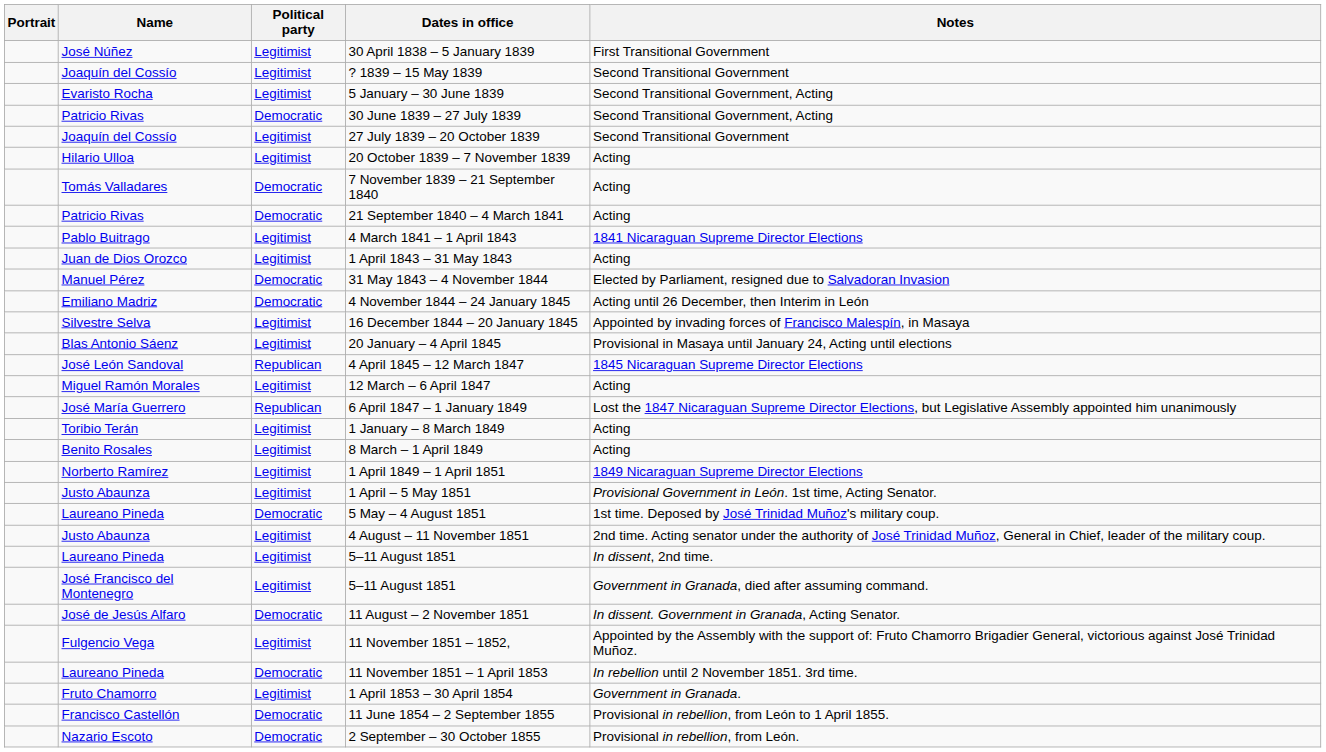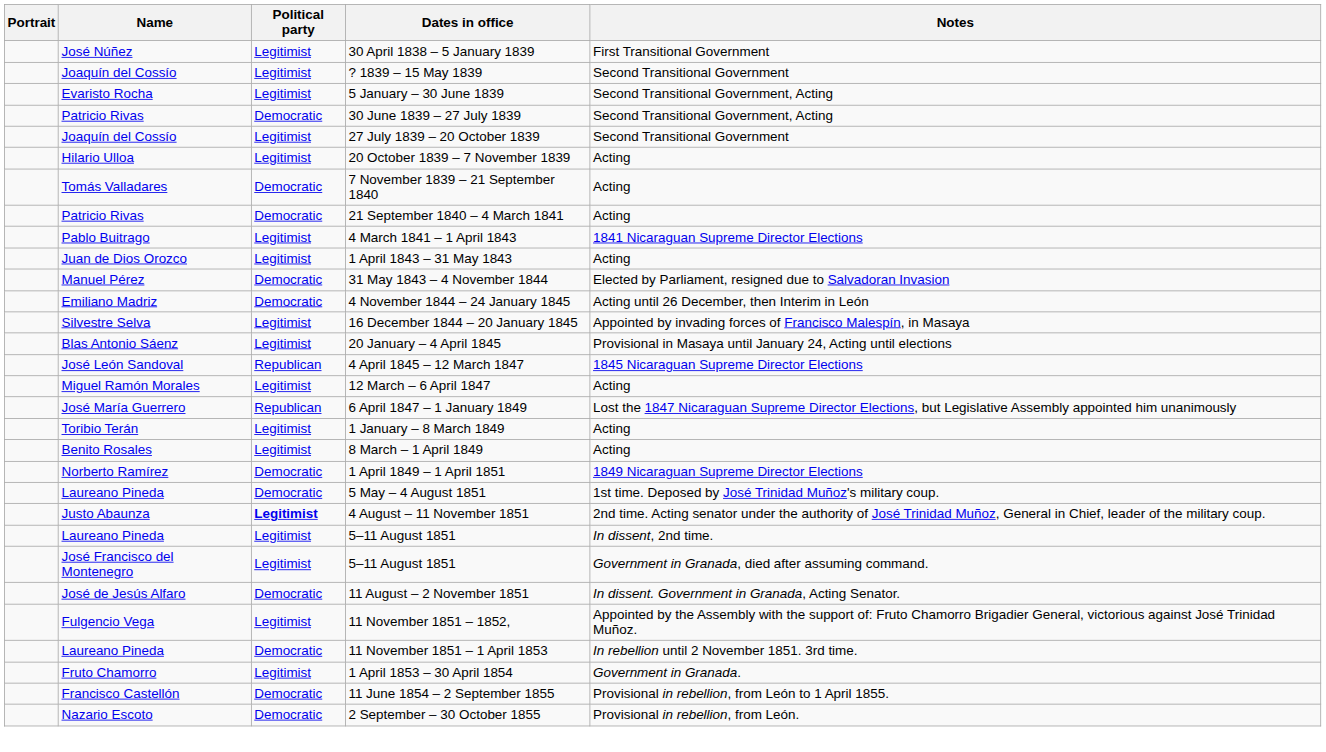(283, 471) Legitimist -> (288, 471) Democratic
- row: (106, 493)
(283, 535) normal -> (286, 514) bold
